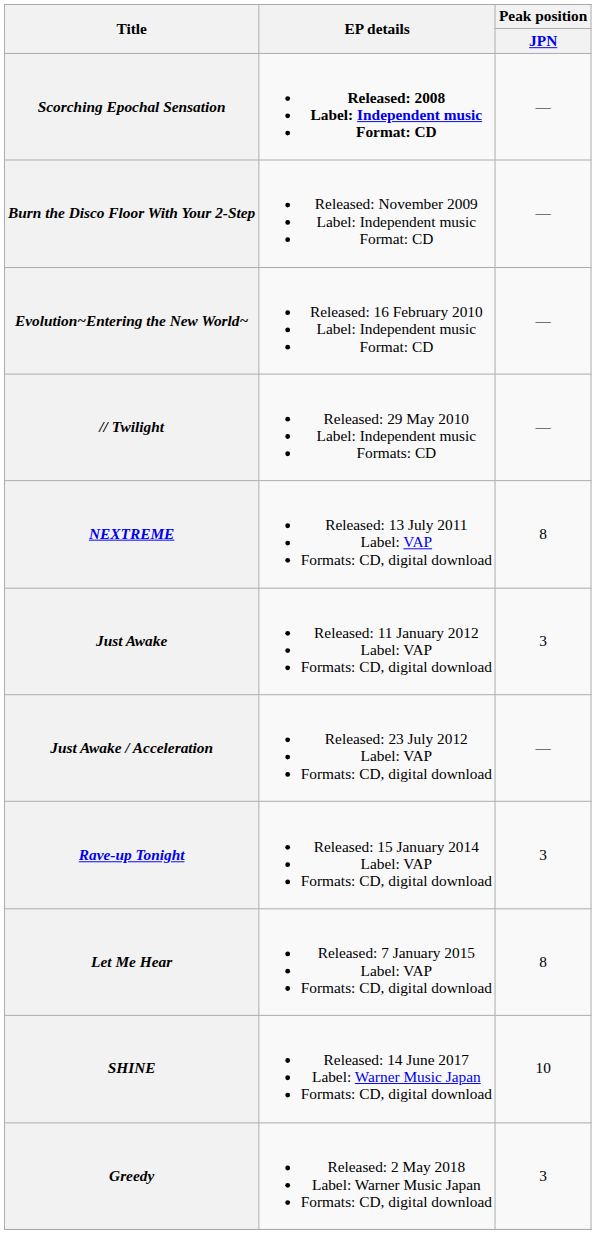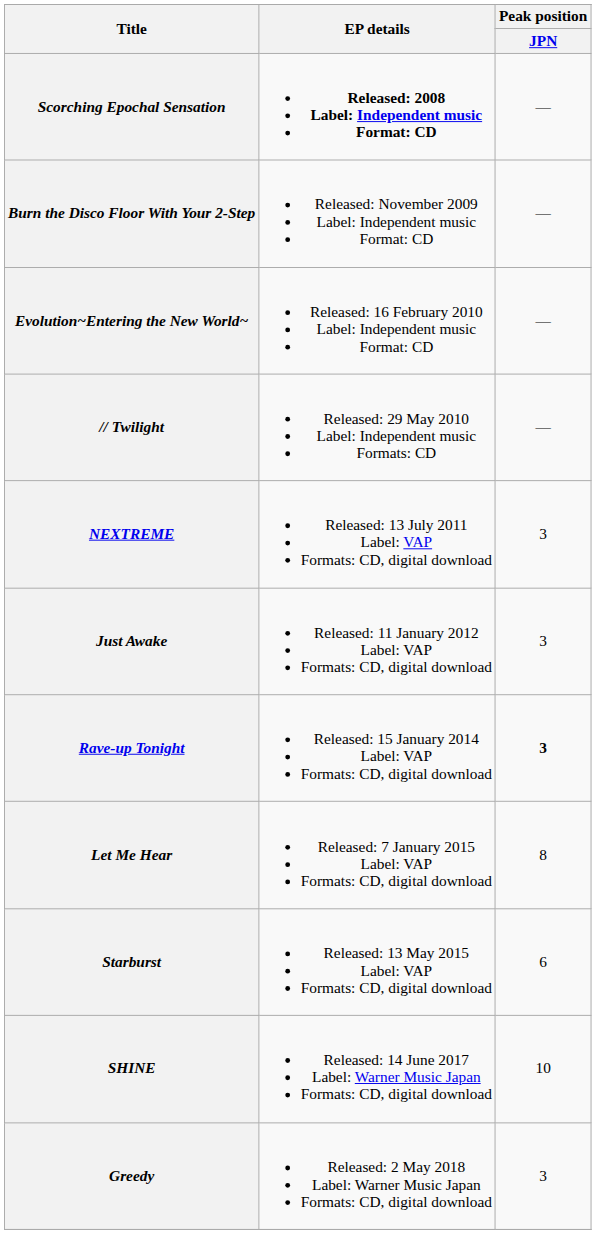(543, 534) 8 -> (543, 534) 3
- row: (132, 748)
(543, 855) normal -> (543, 748) bold
+ row: (132, 962)
